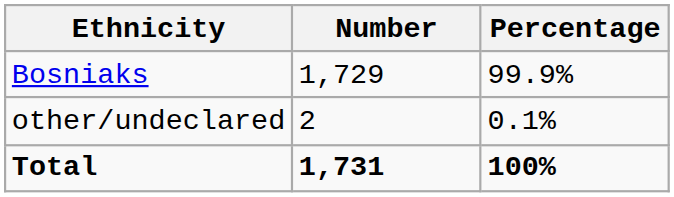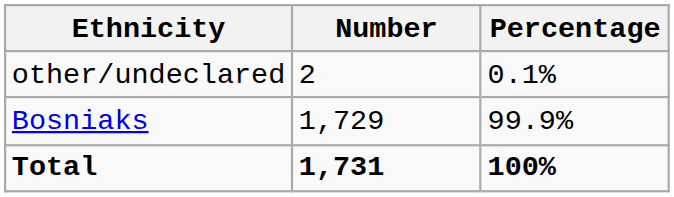rows swapped: (80, 75) <-> (149, 121)
